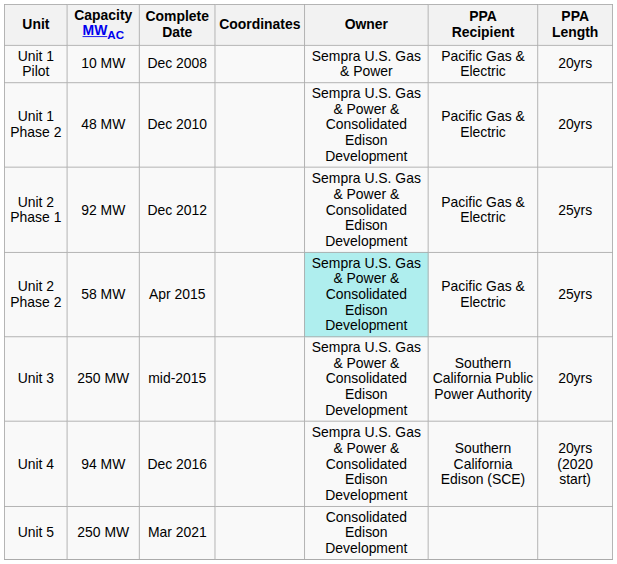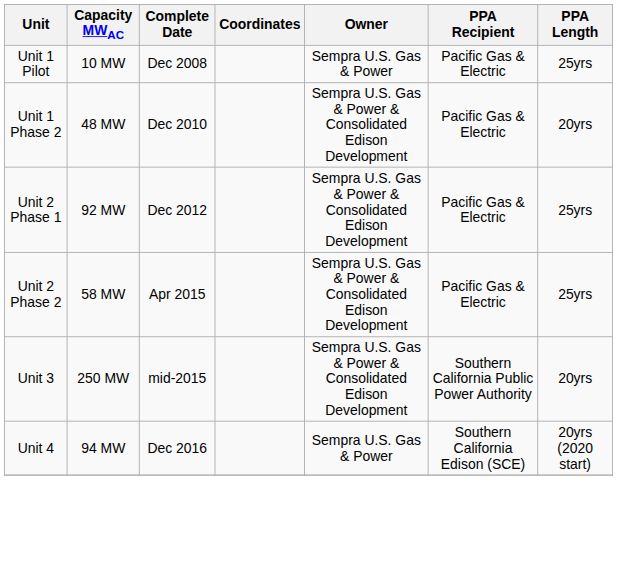(575, 63) 20yrs -> (575, 63) 25yrs
(366, 294) paleturquoise background -> (366, 294) no background
(366, 463) Sempra U.S. Gas & Power & Consolidated Edison Development -> (366, 448) Sempra U.S. Gas & Power
- row: (36, 533)
